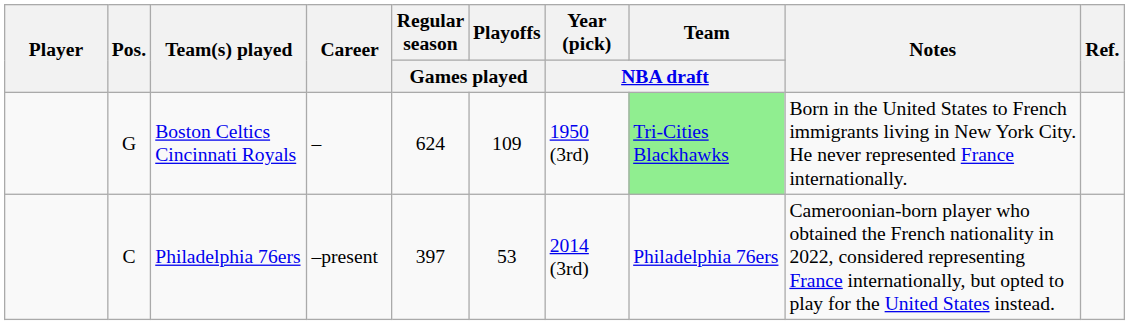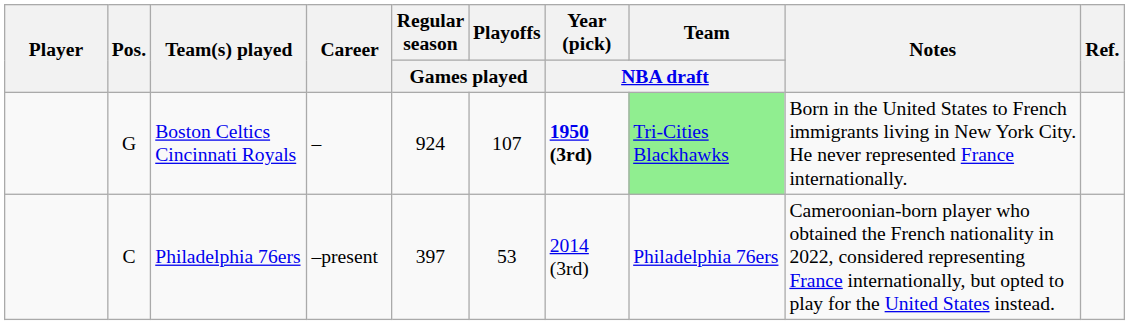(430, 143) 624 -> (430, 143) 924
(507, 143) 109 -> (507, 143) 107
(569, 143) normal -> (571, 143) bold
